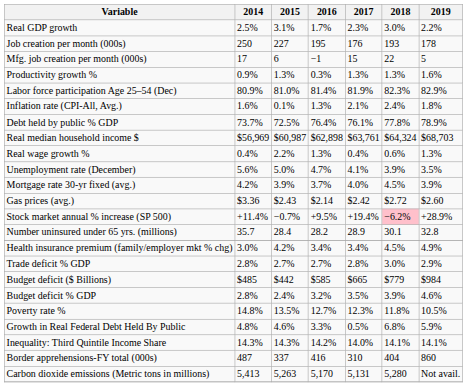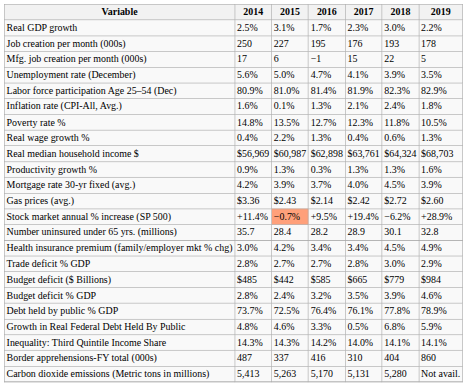rows swapped: (71, 169) <-> (52, 75)
rows swapped: (36, 311) <-> (62, 122)
rows swapped: (73, 138) <-> (48, 153)
(287, 216) no background -> (287, 216) lightsalmon background
(397, 216) pink background -> (397, 216) no background
